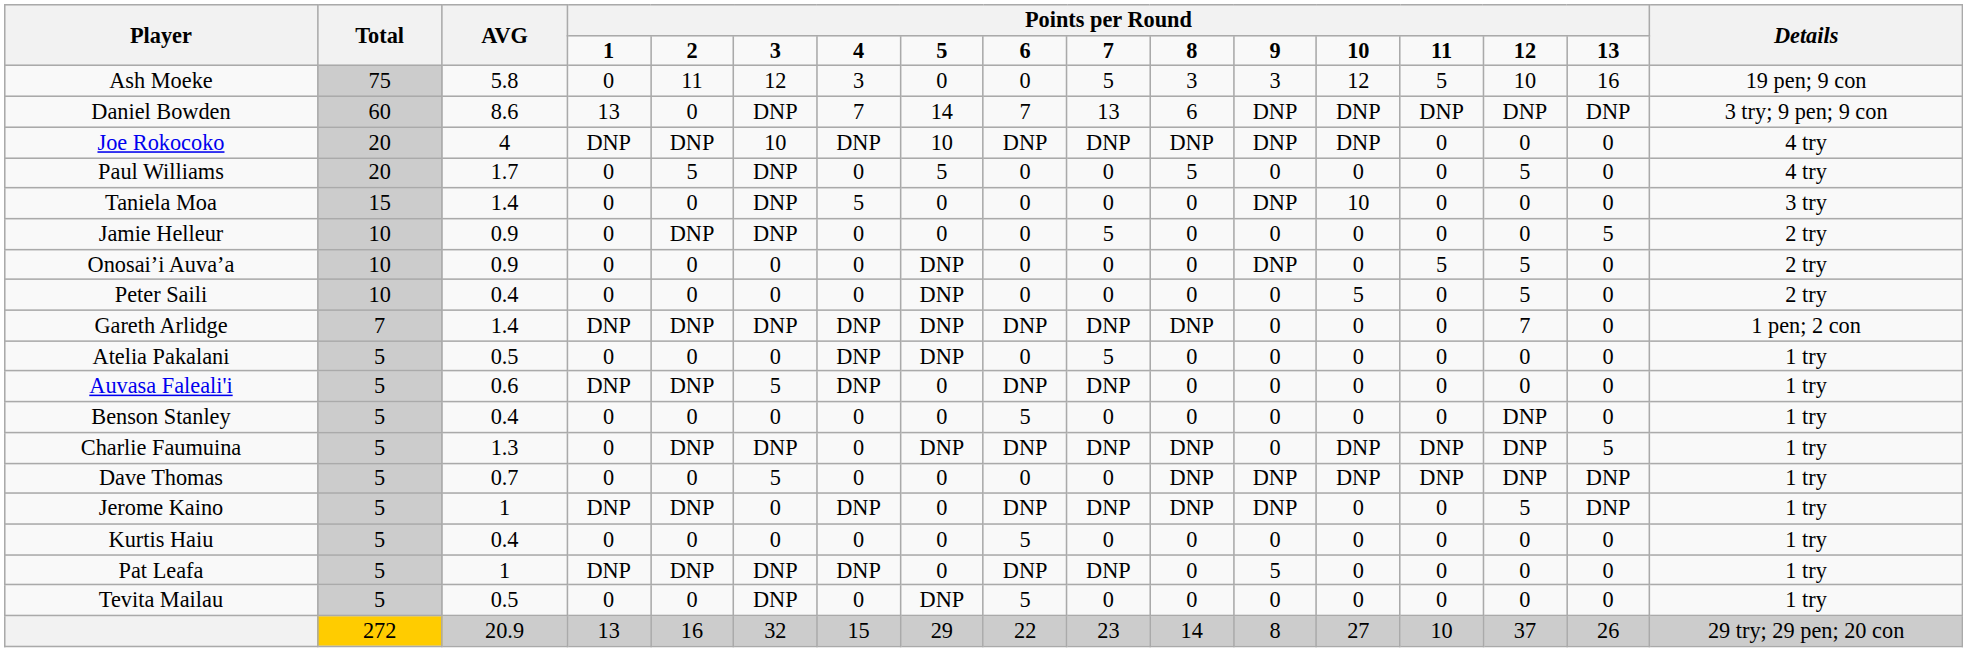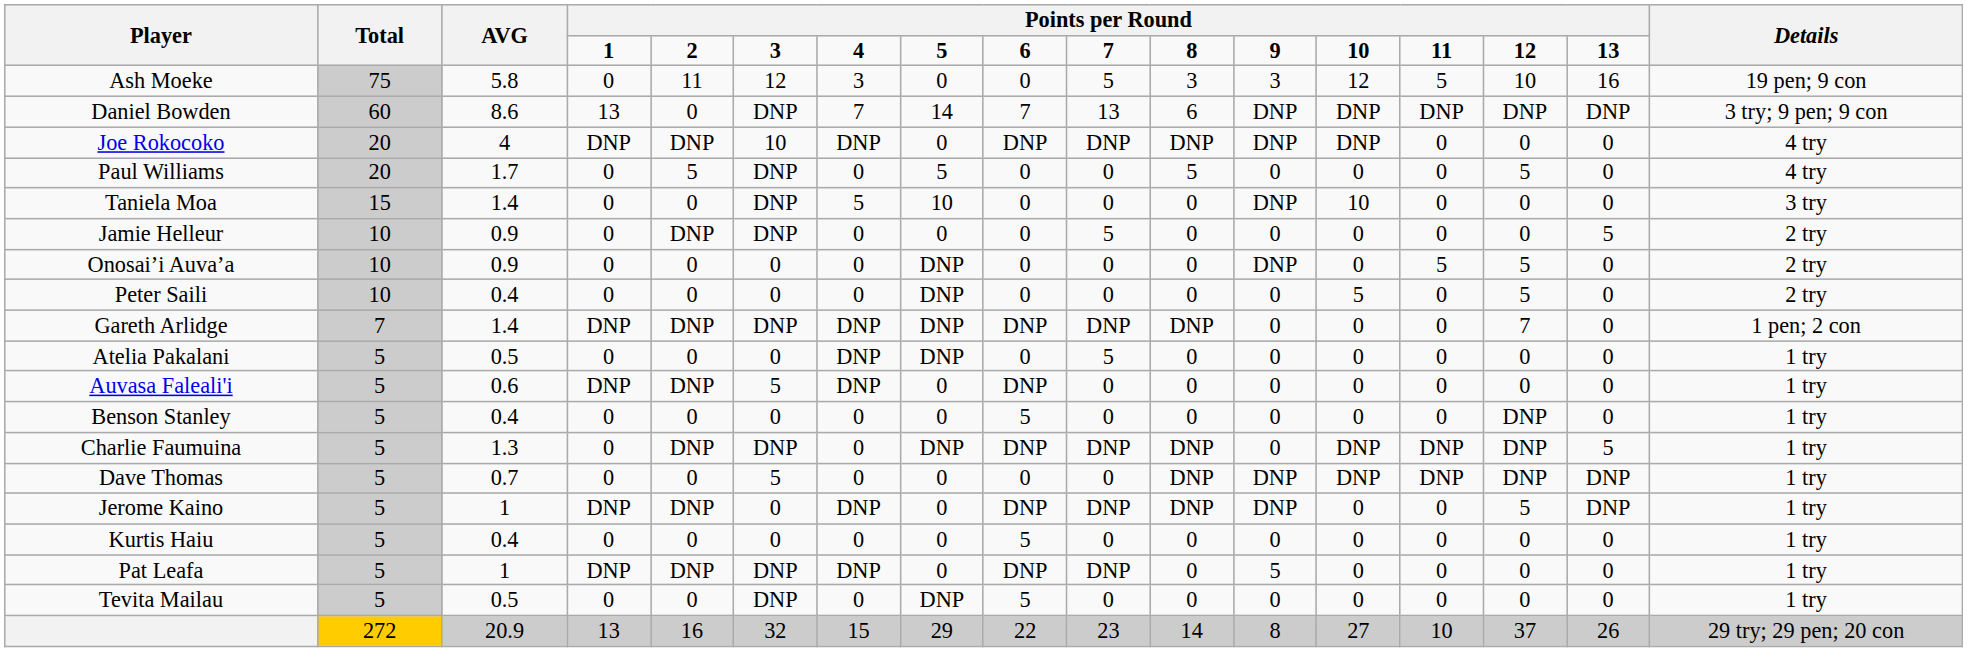(942, 142) 10 -> (942, 142) 0
(942, 203) 0 -> (942, 203) 10
(1108, 386) DNP -> (1108, 386) 0
